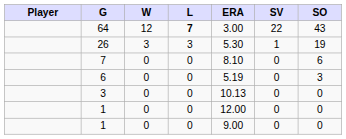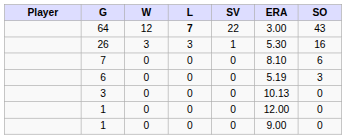columns swapped: (276, 12) <-> (233, 12)
(320, 45) 19 -> (320, 45) 16
